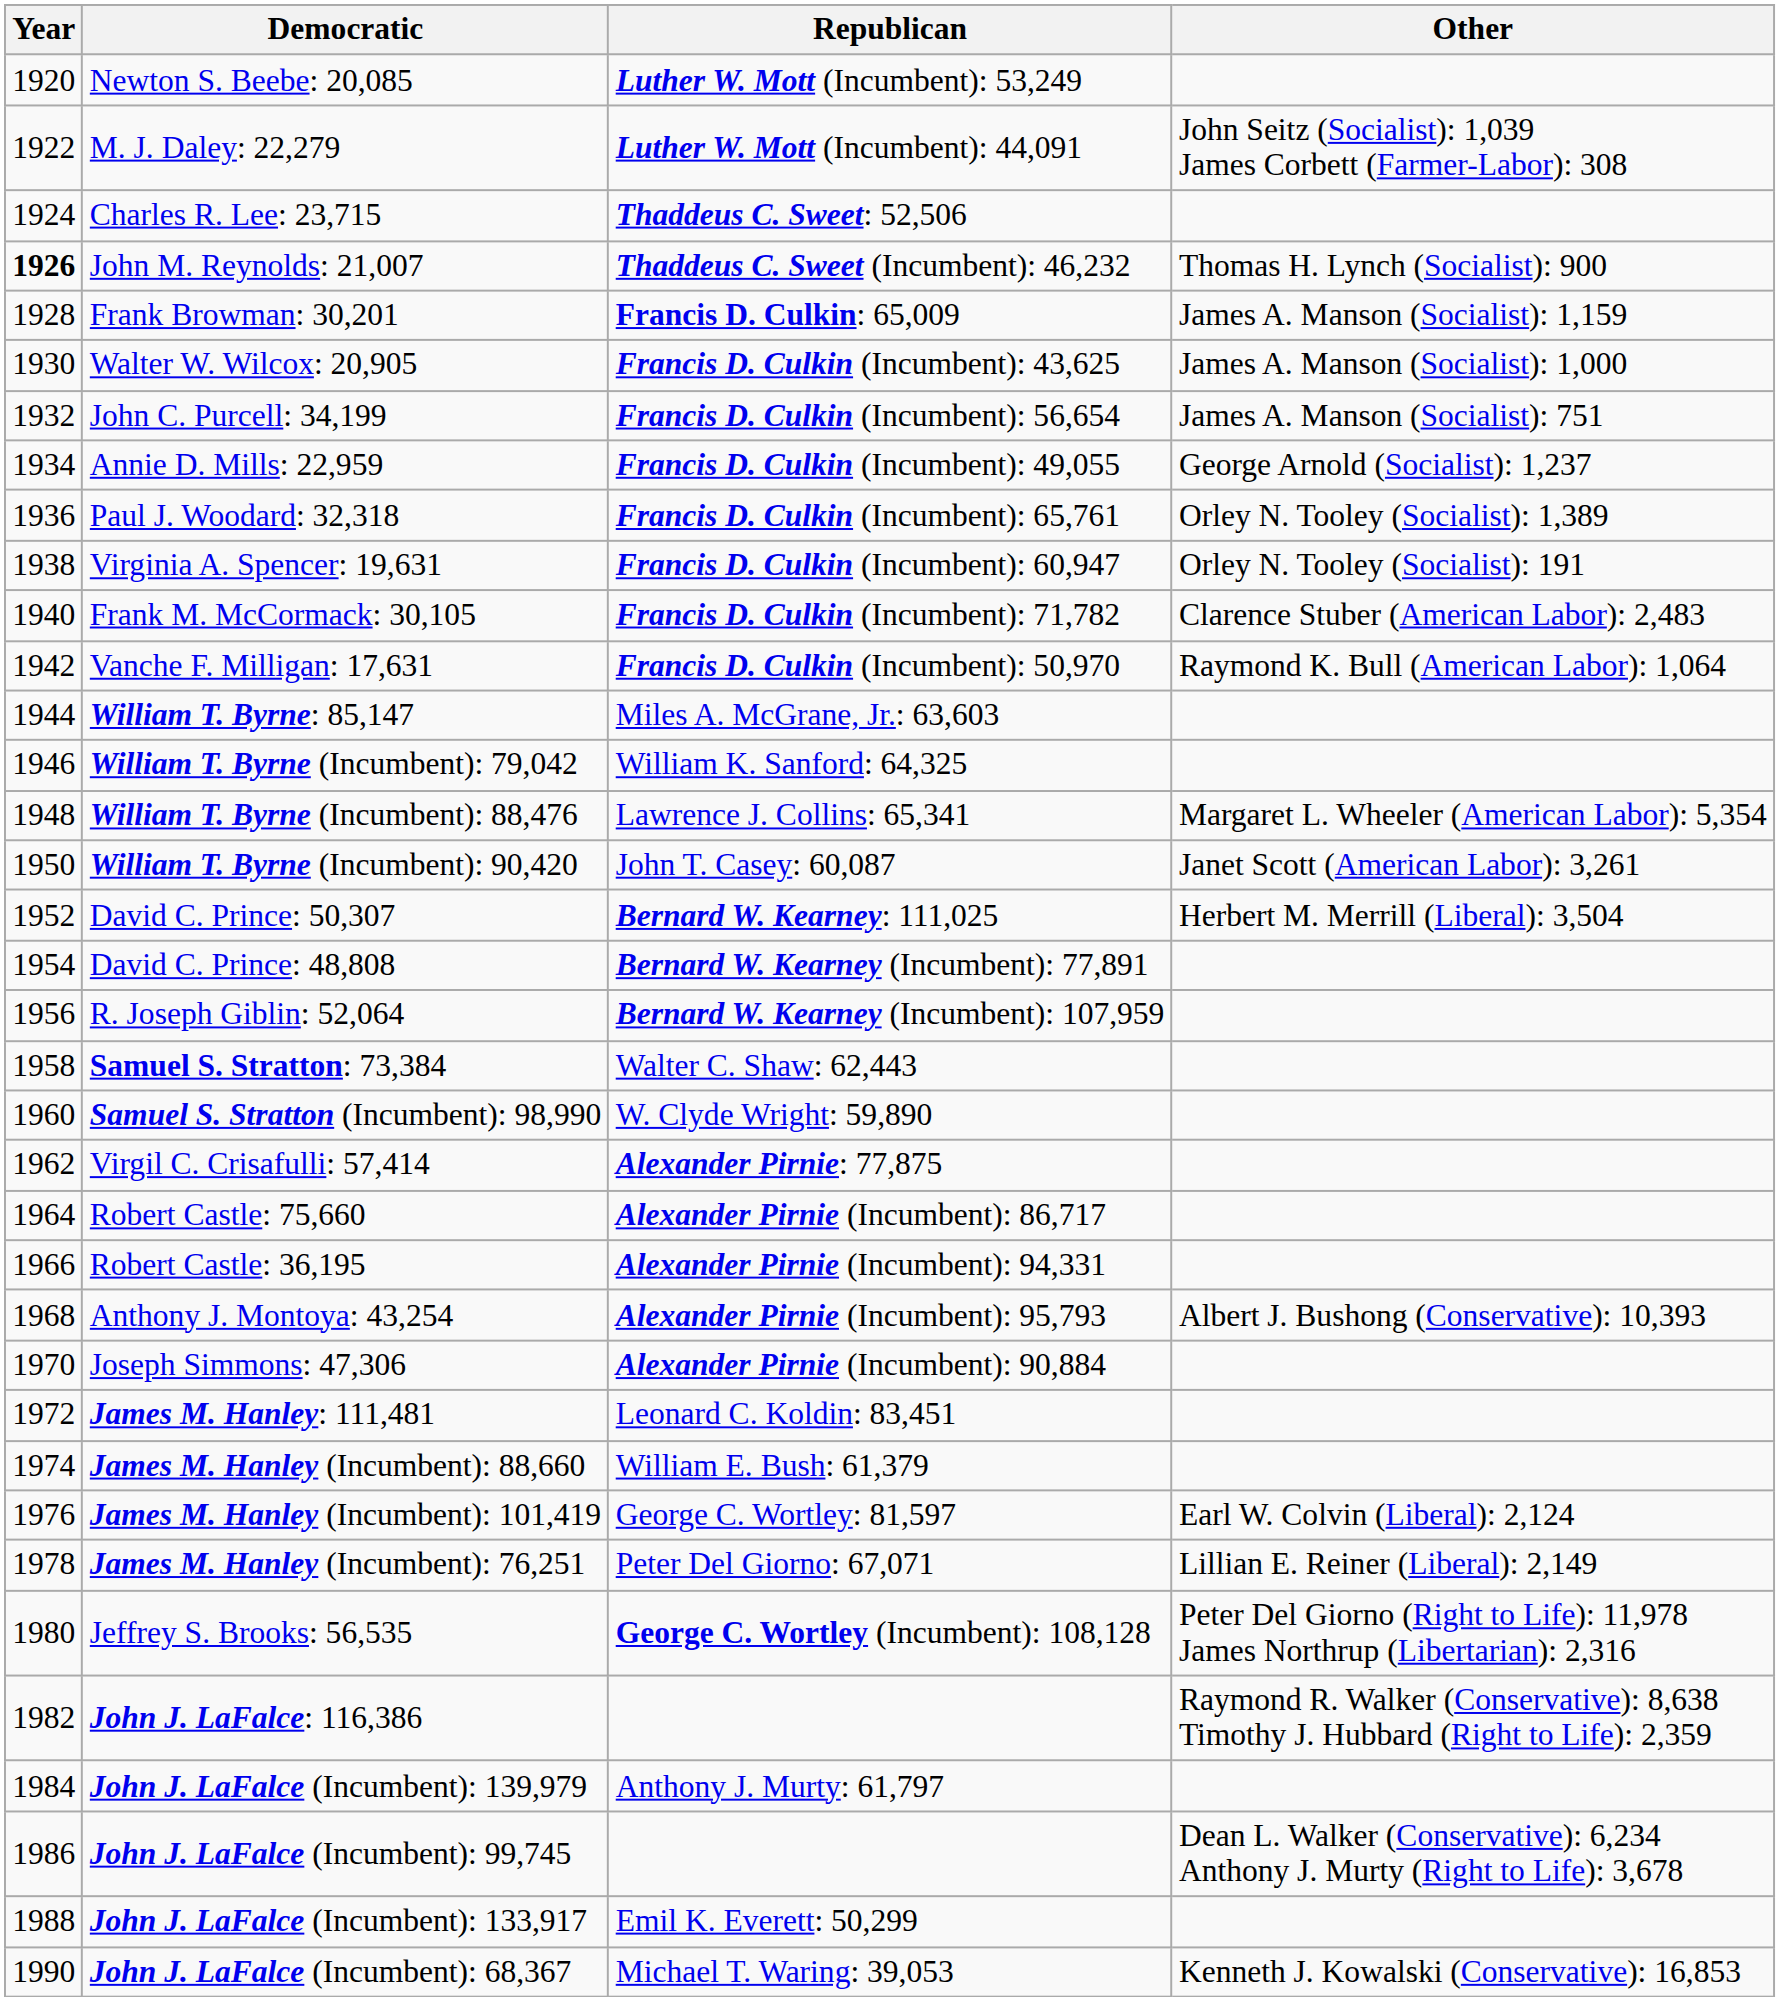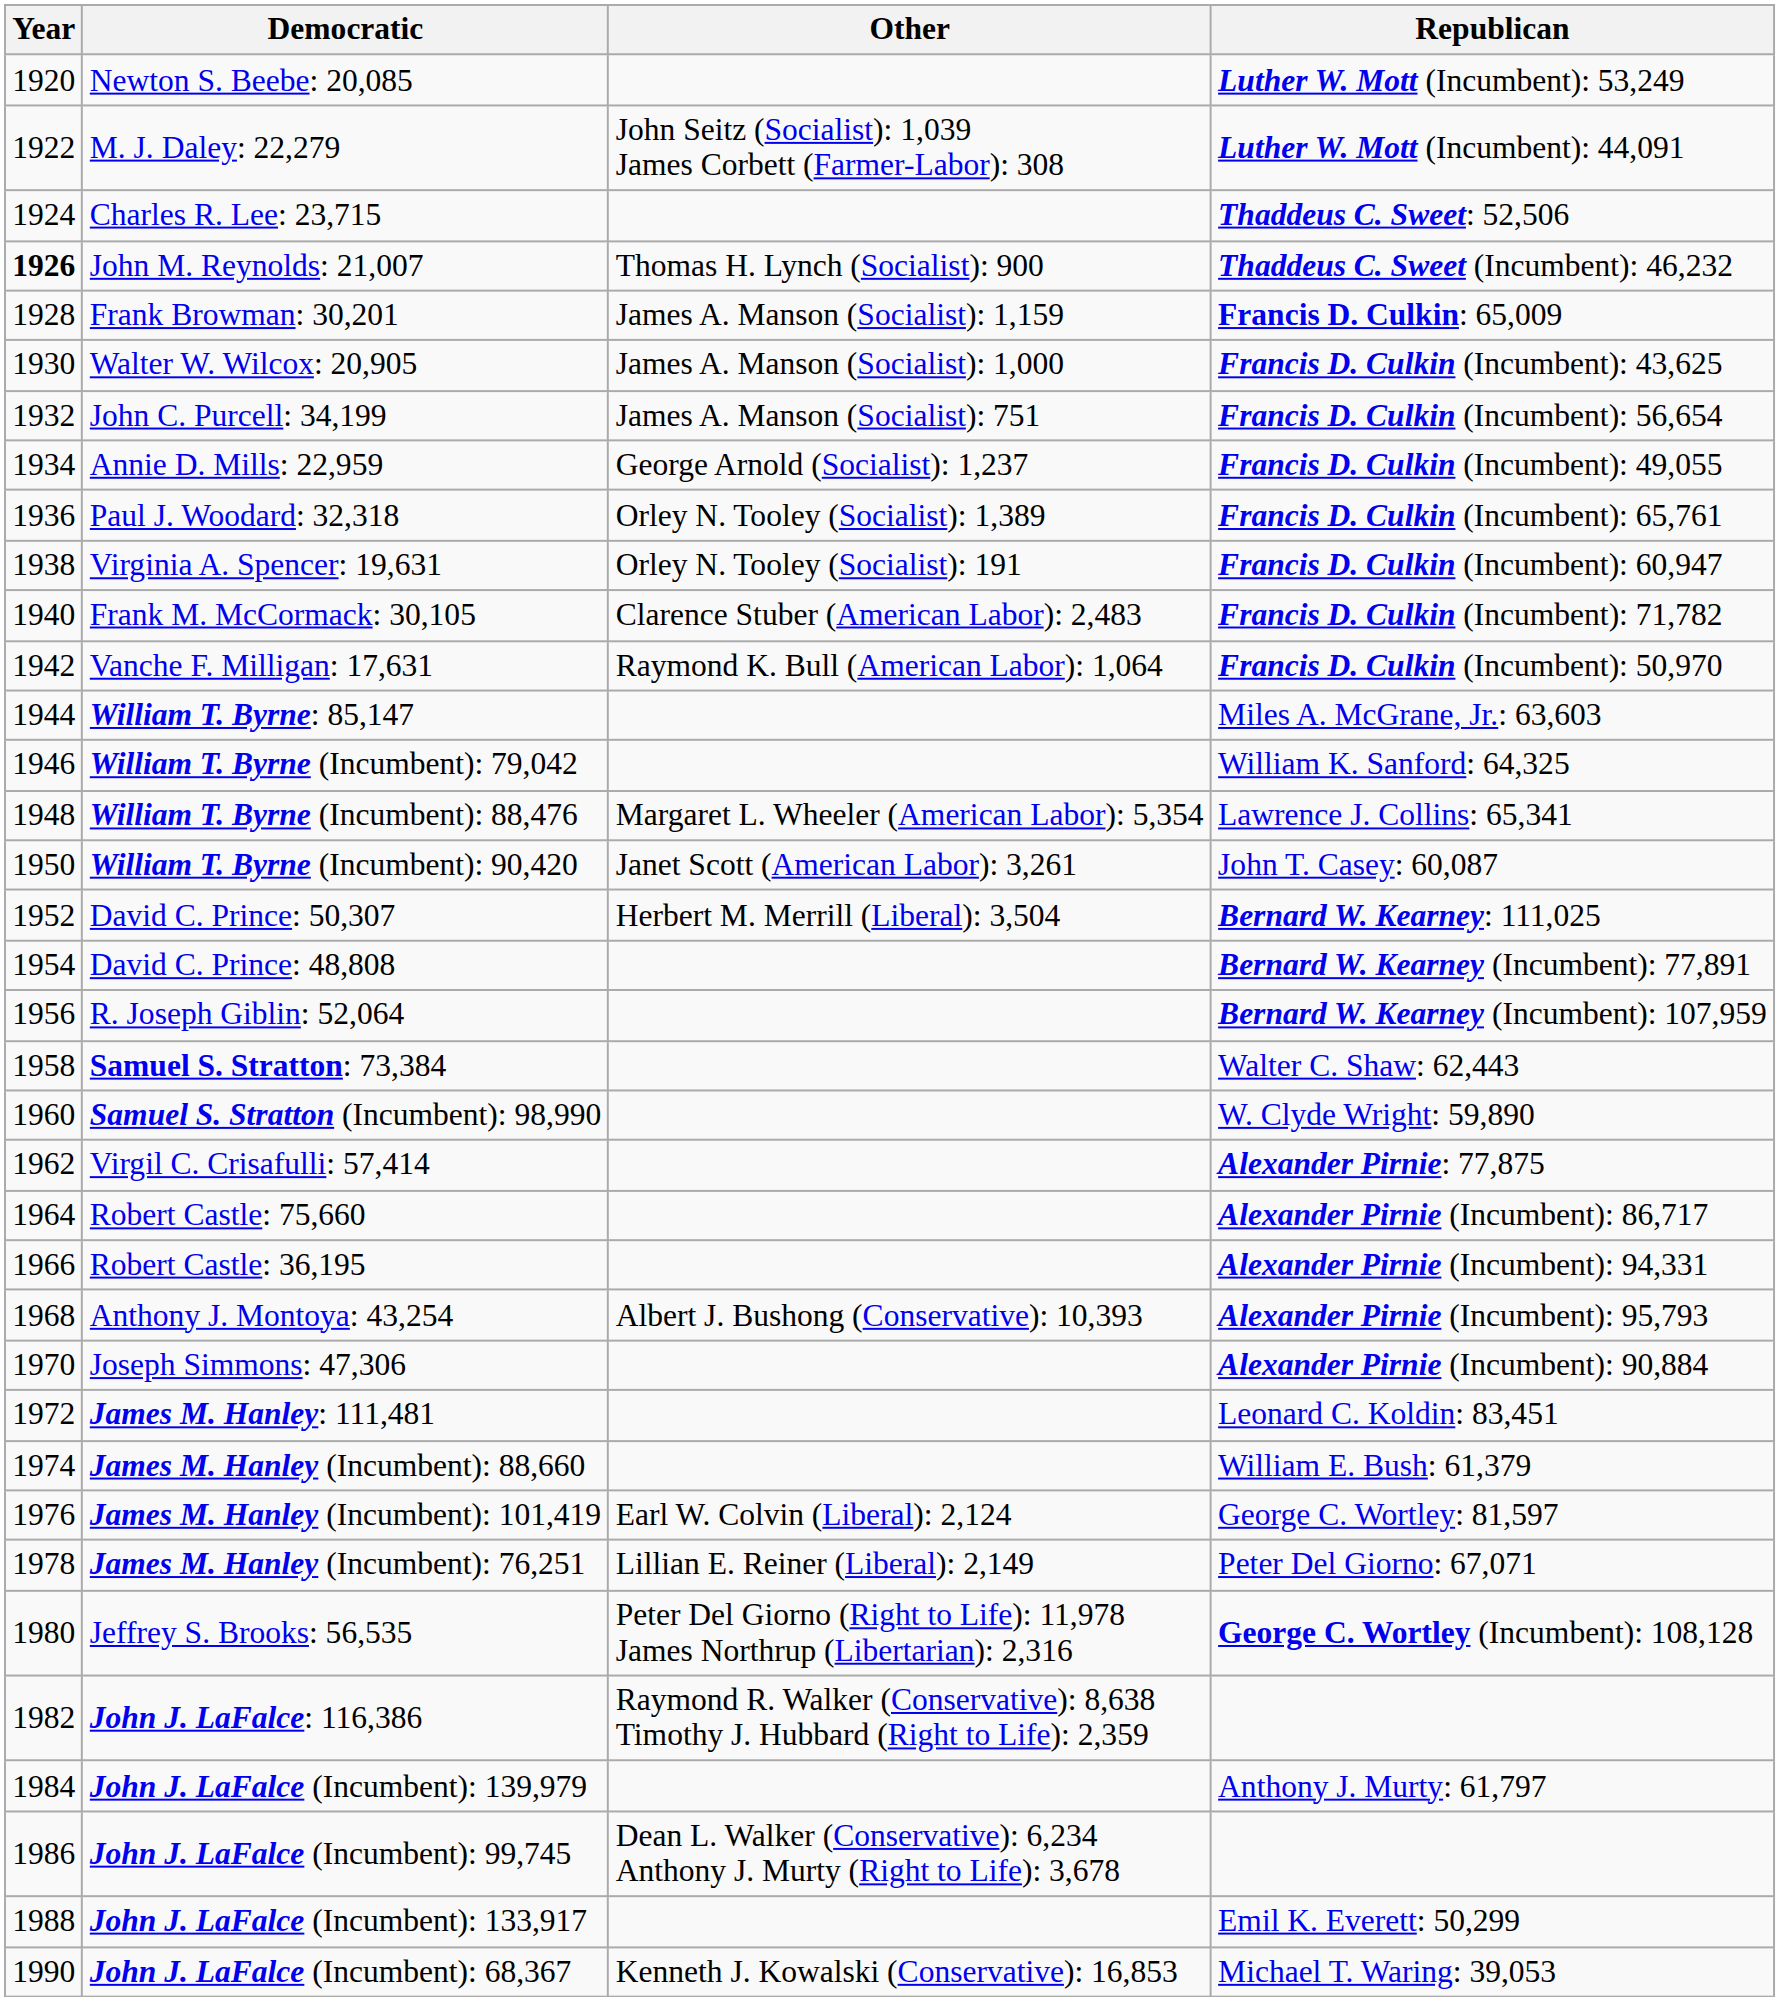columns swapped: (890, 29) <-> (1473, 29)
